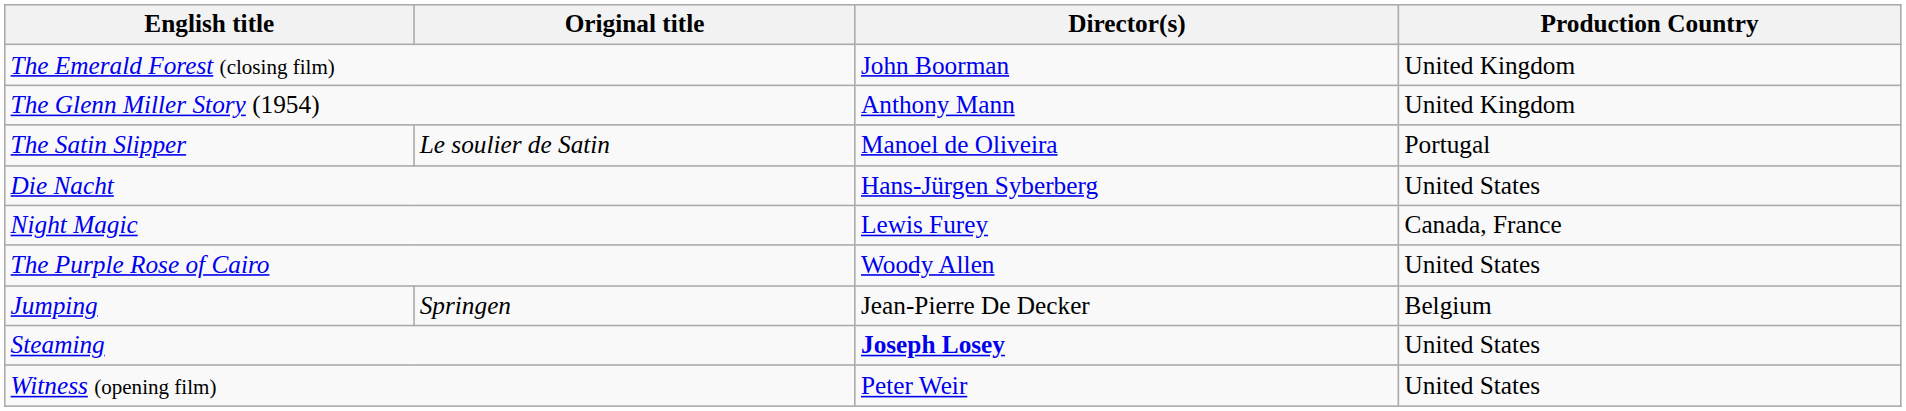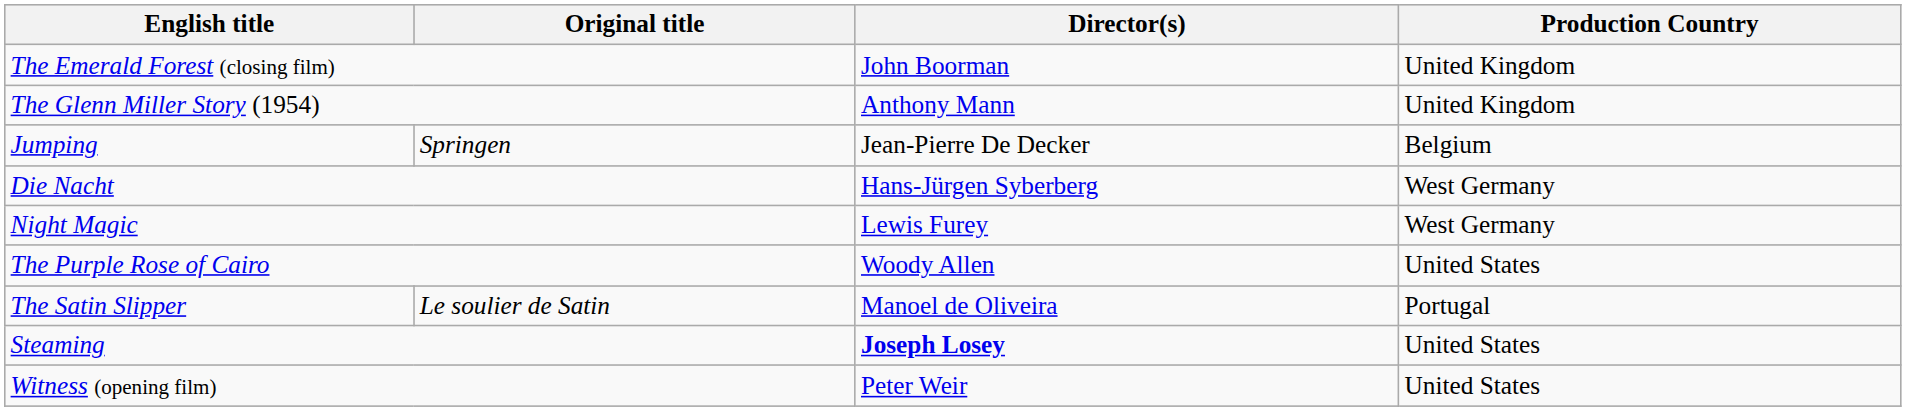rows swapped: (54, 305) <-> (98, 144)
(1472, 184) United States -> (1480, 184) West Germany
(1483, 225) Canada, France -> (1480, 225) West Germany
